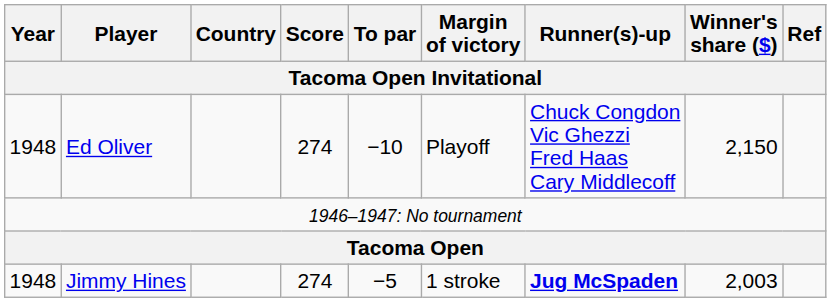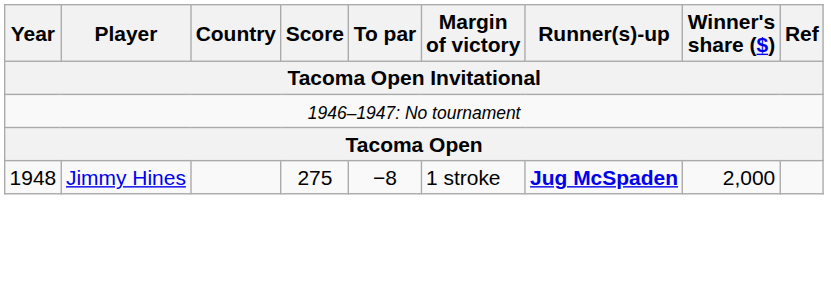- row: (109, 147)
(315, 281) 274 -> (315, 178) 275
(385, 281) −5 -> (385, 178) −8
(751, 281) 2,003 -> (749, 178) 2,000
